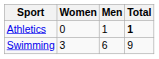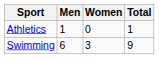columns swapped: (112, 12) <-> (78, 12)
(130, 29) bold -> (130, 29) normal
